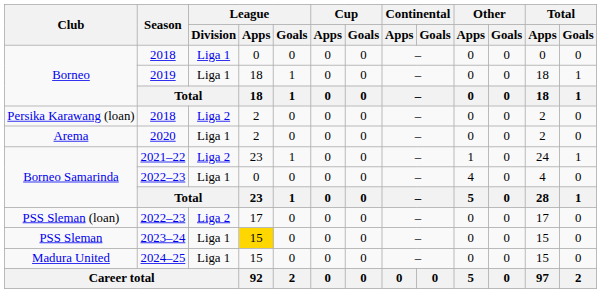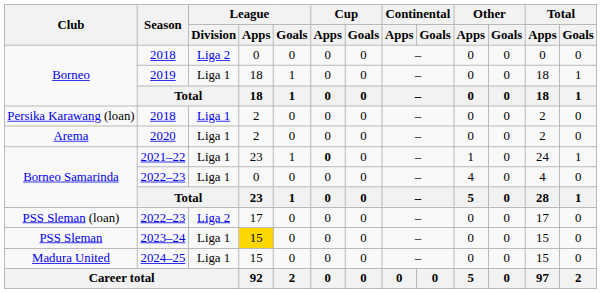(214, 55) Liga 1 -> (214, 55) Liga 2
(214, 116) Liga 2 -> (214, 116) Liga 1
(214, 156) Liga 2 -> (214, 156) Liga 1
(328, 156) normal -> (328, 156) bold
